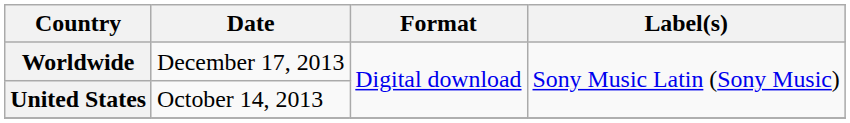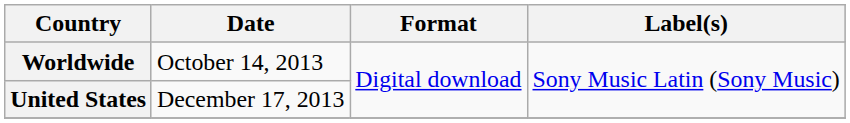(251, 61) December 17, 2013 -> (240, 61) October 14, 2013
(240, 99) October 14, 2013 -> (251, 99) December 17, 2013
